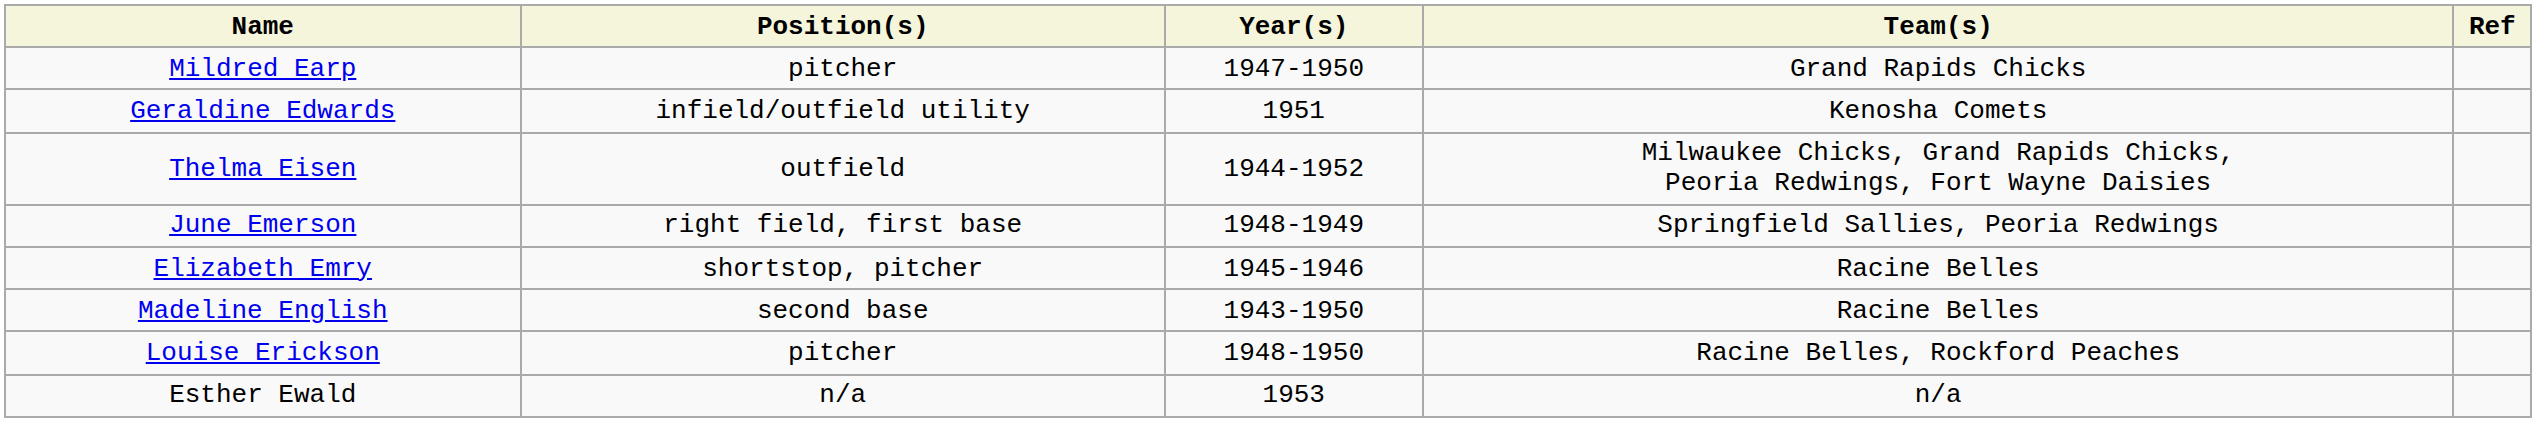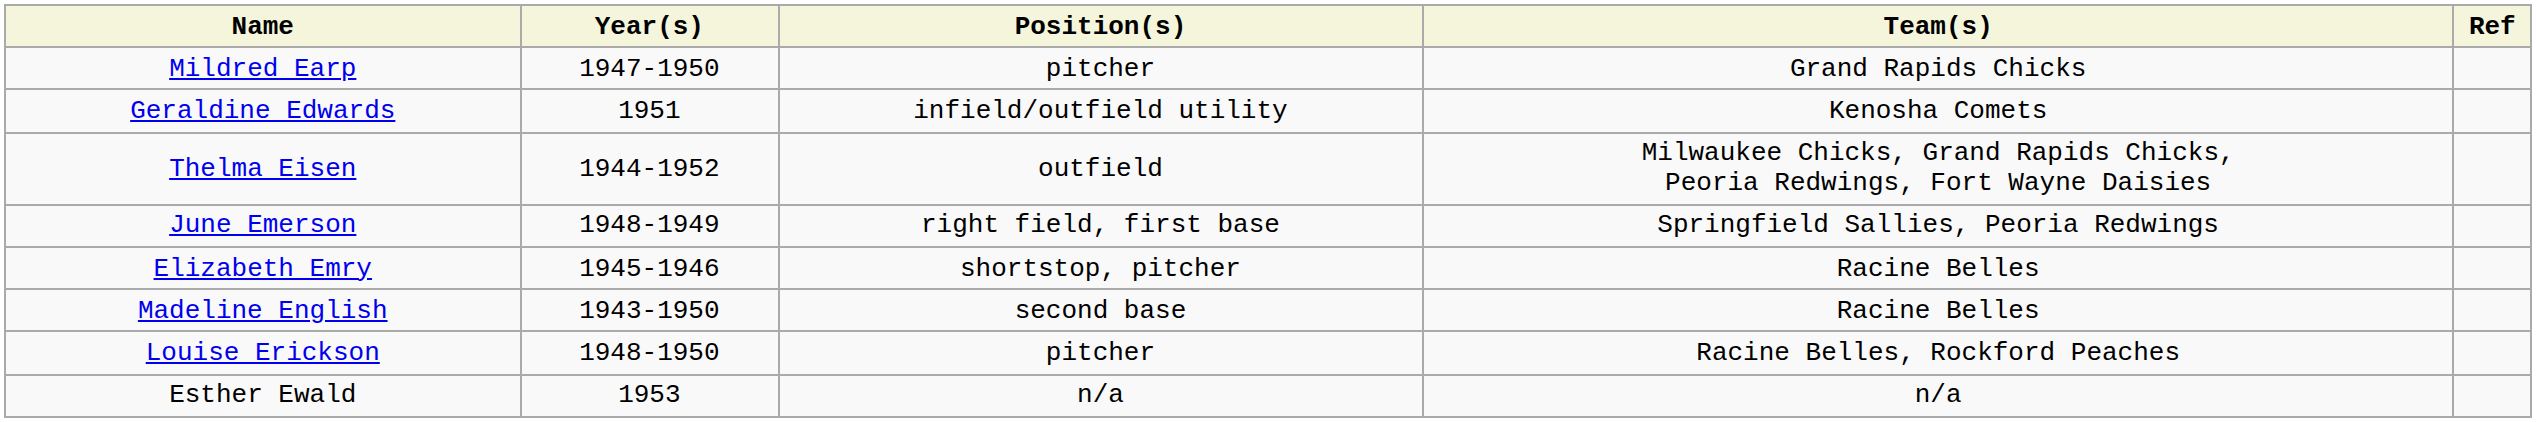columns swapped: (843, 26) <-> (1294, 26)
